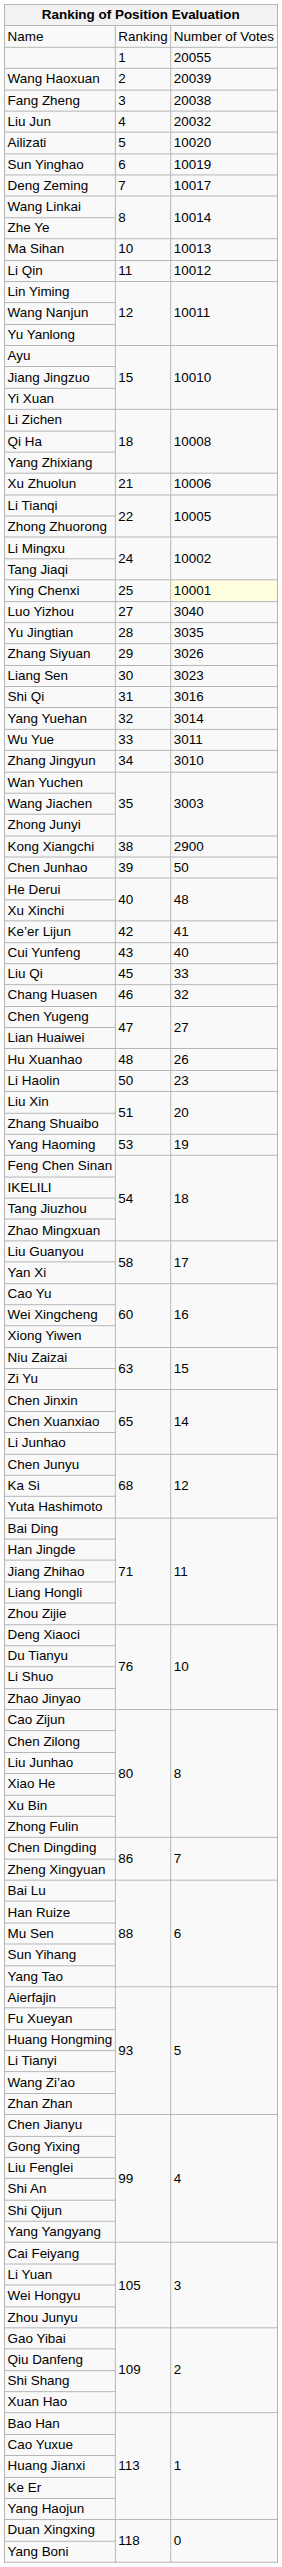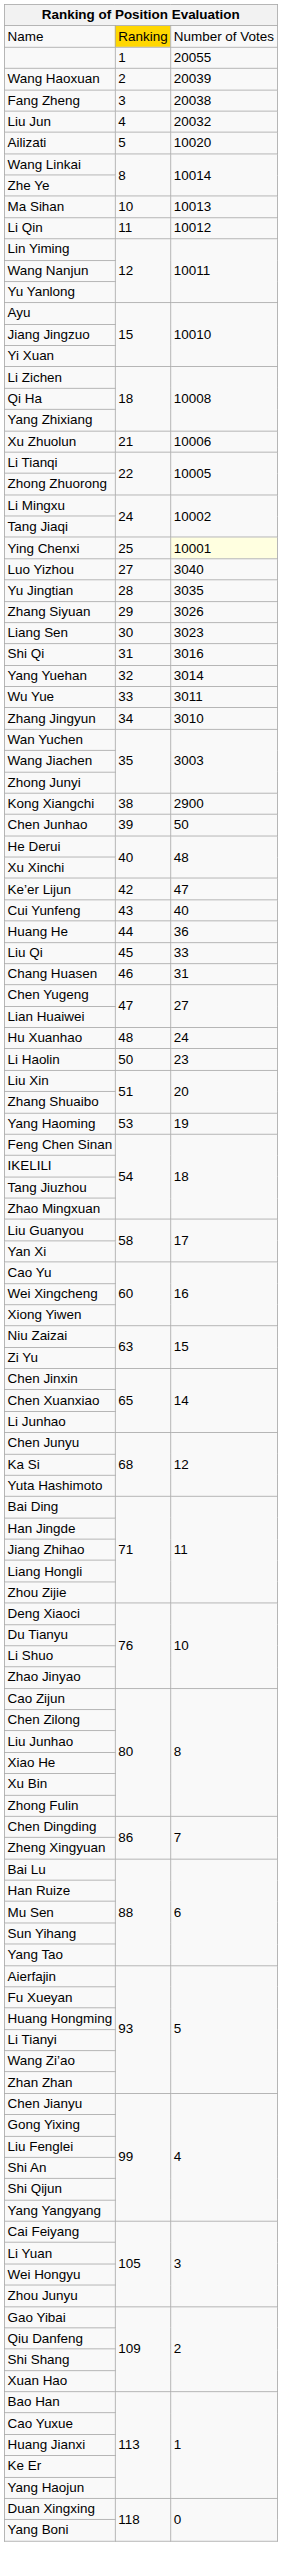(143, 36) no background -> (143, 36) gold background
- row: (46, 164)
- row: (48, 185)
(181, 931) 41 -> (181, 889) 47
+ row: (38, 931)
(181, 995) 32 -> (181, 974) 31
(181, 1059) 26 -> (181, 1038) 24
